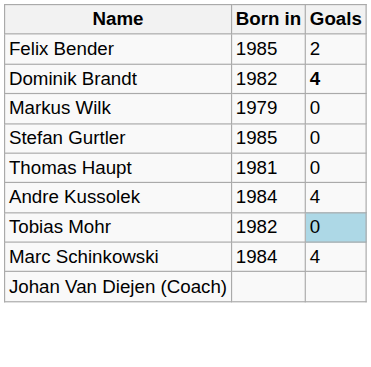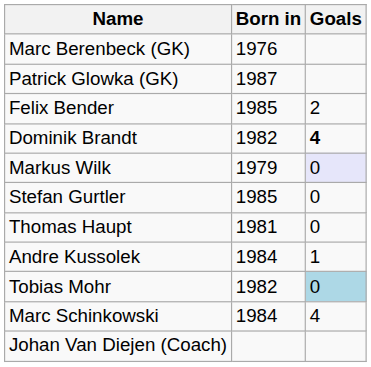+ row: (99, 49)
+ row: (94, 78)
(315, 108) no background -> (315, 167) lavender background
(315, 197) 4 -> (315, 256) 1
